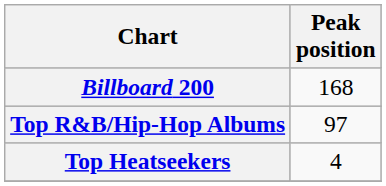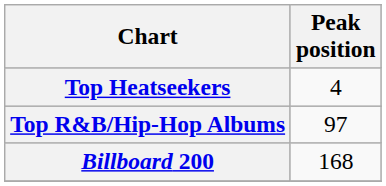rows swapped: (148, 86) <-> (148, 161)
